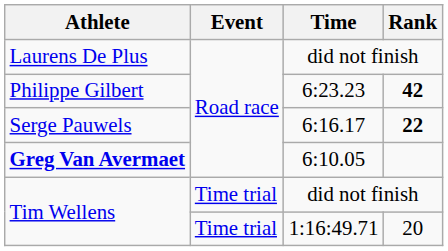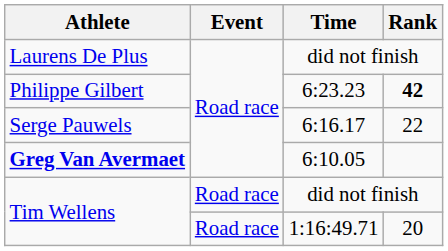(413, 125) bold -> (413, 125) normal
(236, 194) Time trial -> (237, 194) Road race
(236, 228) Time trial -> (237, 228) Road race
